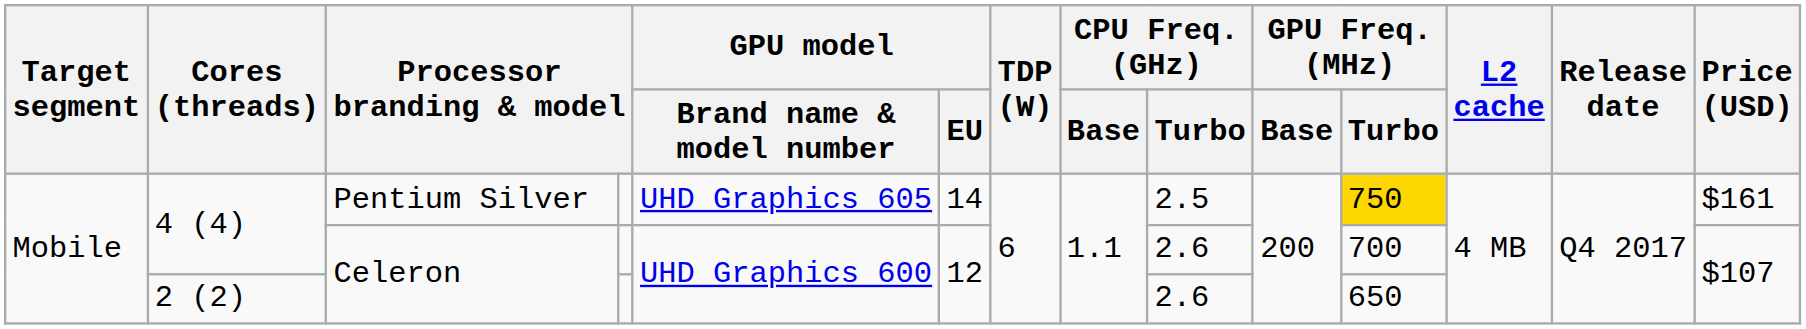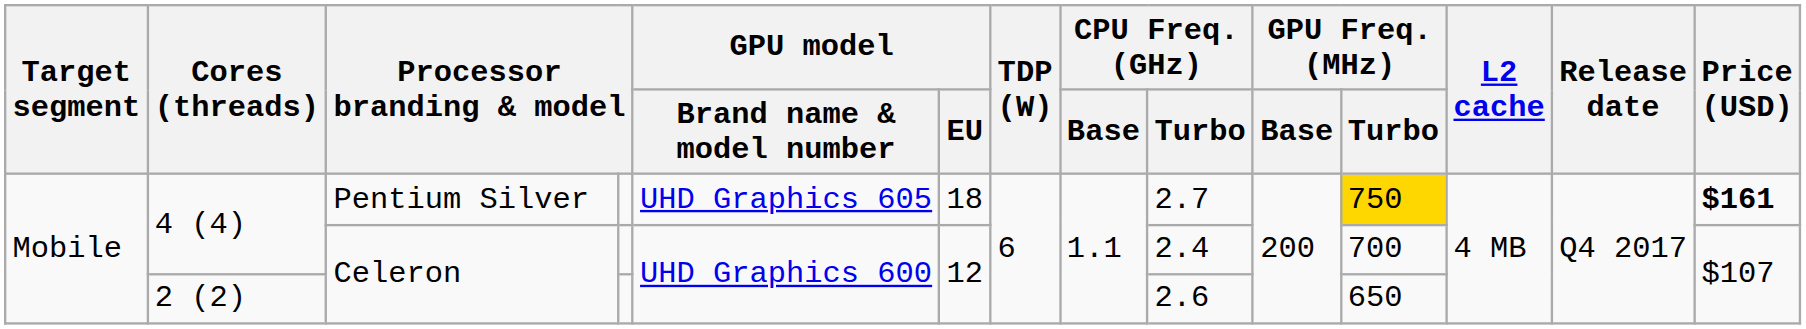(965, 199) 14 -> (965, 199) 18
(1182, 199) 2.5 -> (1182, 199) 2.7
(1738, 199) normal -> (1738, 199) bold
(1182, 249) 2.6 -> (1182, 249) 2.4
